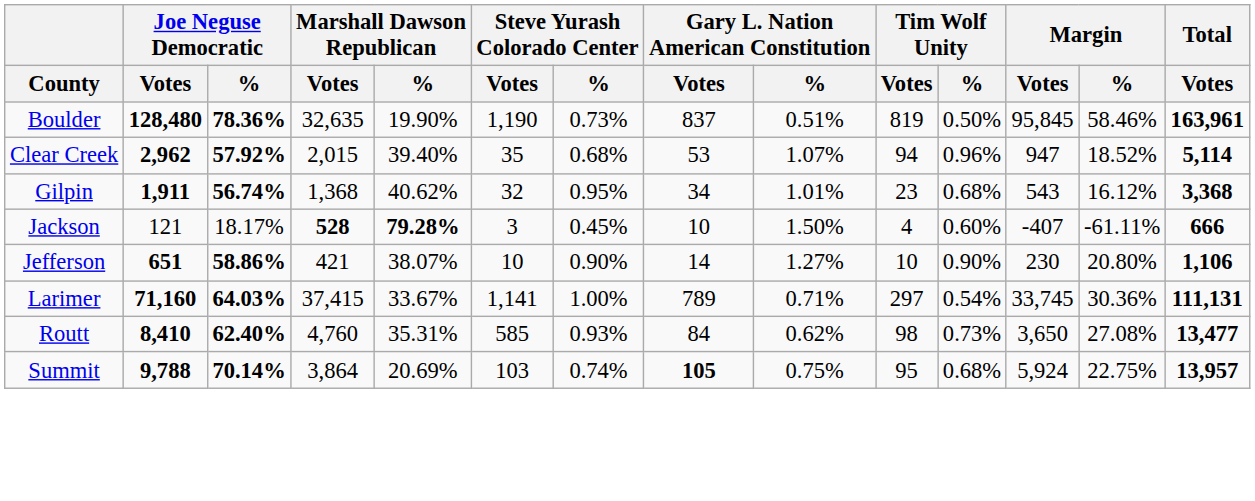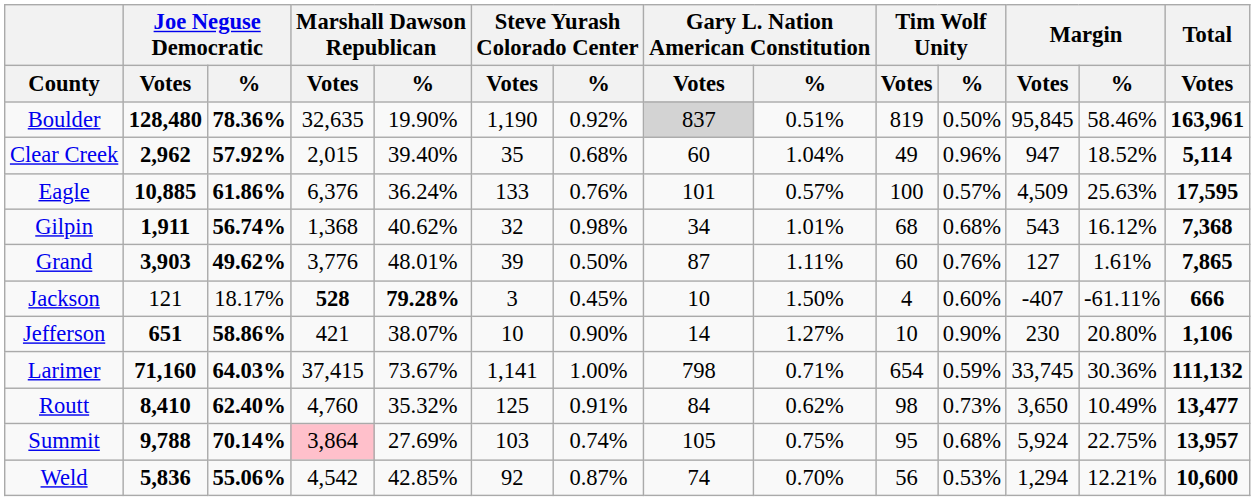(599, 119) 0.73% -> (599, 119) 0.92%
(699, 119) no background -> (699, 119) lightgrey background
(699, 155) 53 -> (699, 155) 60
(815, 155) 1.07% -> (815, 155) 1.04%
(907, 155) 94 -> (907, 155) 49
+ row: (64, 190)
(599, 190) 0.95% -> (599, 226) 0.98%
(907, 190) 23 -> (907, 226) 68
(1207, 190) 3,368 -> (1207, 226) 7,368
+ row: (64, 262)
(423, 298) 33.67% -> (423, 369) 73.67%
(699, 298) 789 -> (699, 369) 798
(907, 298) 297 -> (907, 369) 654
(972, 298) 0.54% -> (972, 369) 0.59%
(1207, 298) 111,131 -> (1207, 369) 111,132
(423, 333) 35.31% -> (423, 405) 35.32%
(512, 333) 585 -> (512, 405) 125
(599, 333) 0.93% -> (599, 405) 0.91%
(1122, 333) 27.08% -> (1122, 405) 10.49%
(333, 369) no background -> (333, 441) pink background
(423, 369) 20.69% -> (423, 441) 27.69%
(699, 369) bold -> (699, 441) normal
+ row: (64, 477)
